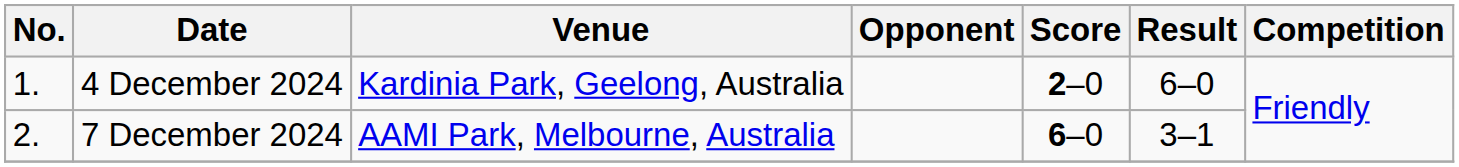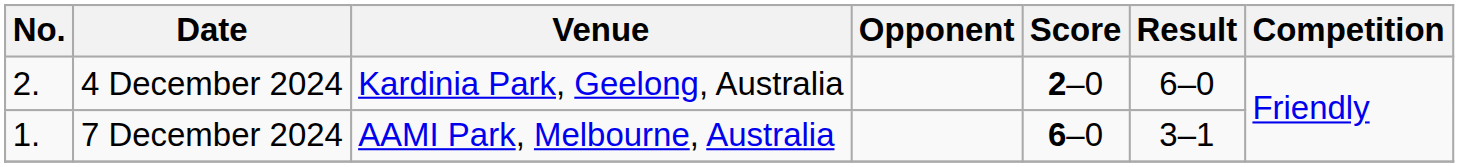(26, 82) 1. -> (26, 82) 2.
(26, 135) 2. -> (26, 135) 1.
